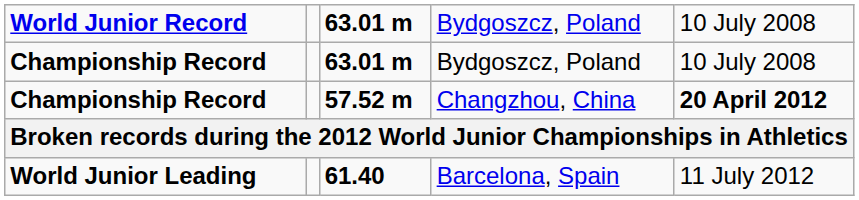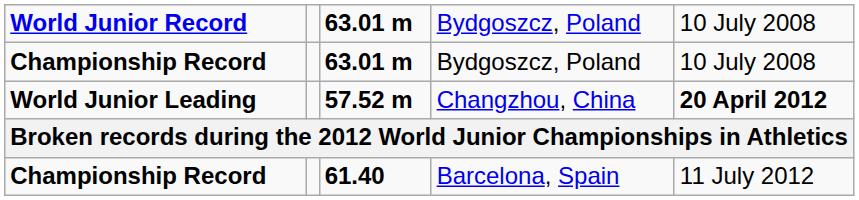(138, 99) Championship Record -> (133, 99) World Junior Leading
(133, 175) World Junior Leading -> (138, 175) Championship Record
